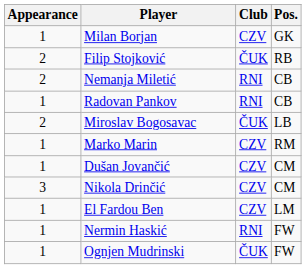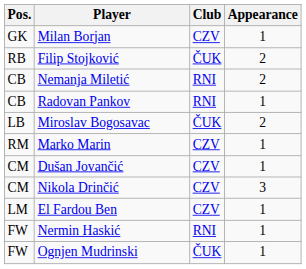columns swapped: (286, 15) <-> (43, 15)
